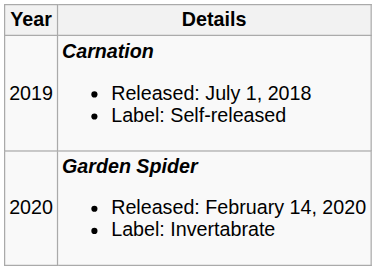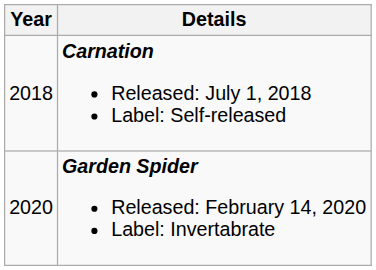(31, 93) 2019 -> (31, 93) 2018
